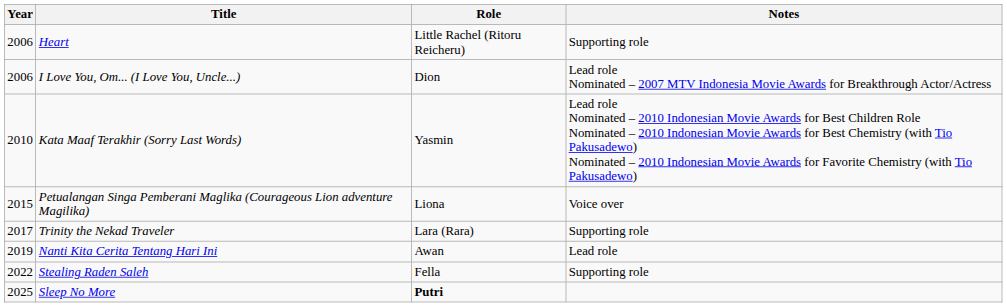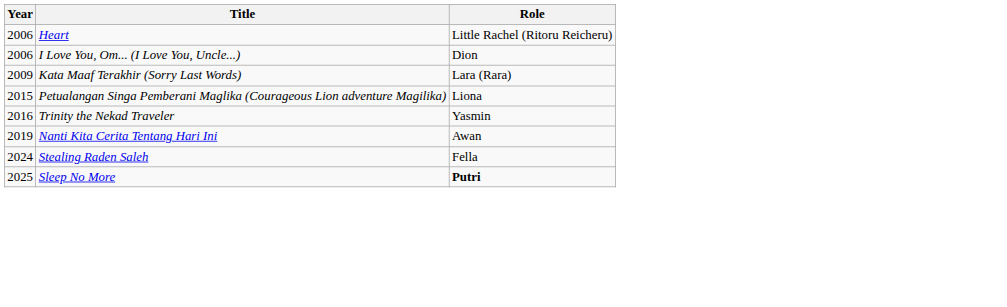- column: (784, 14)
(20, 140) 2010 -> (20, 75) 2009
(434, 140) Yasmin -> (482, 75) Lara (Rara)
(20, 231) 2017 -> (20, 116) 2016
(444, 231) Lara (Rara) -> (471, 116) Yasmin
(20, 271) 2022 -> (20, 156) 2024
